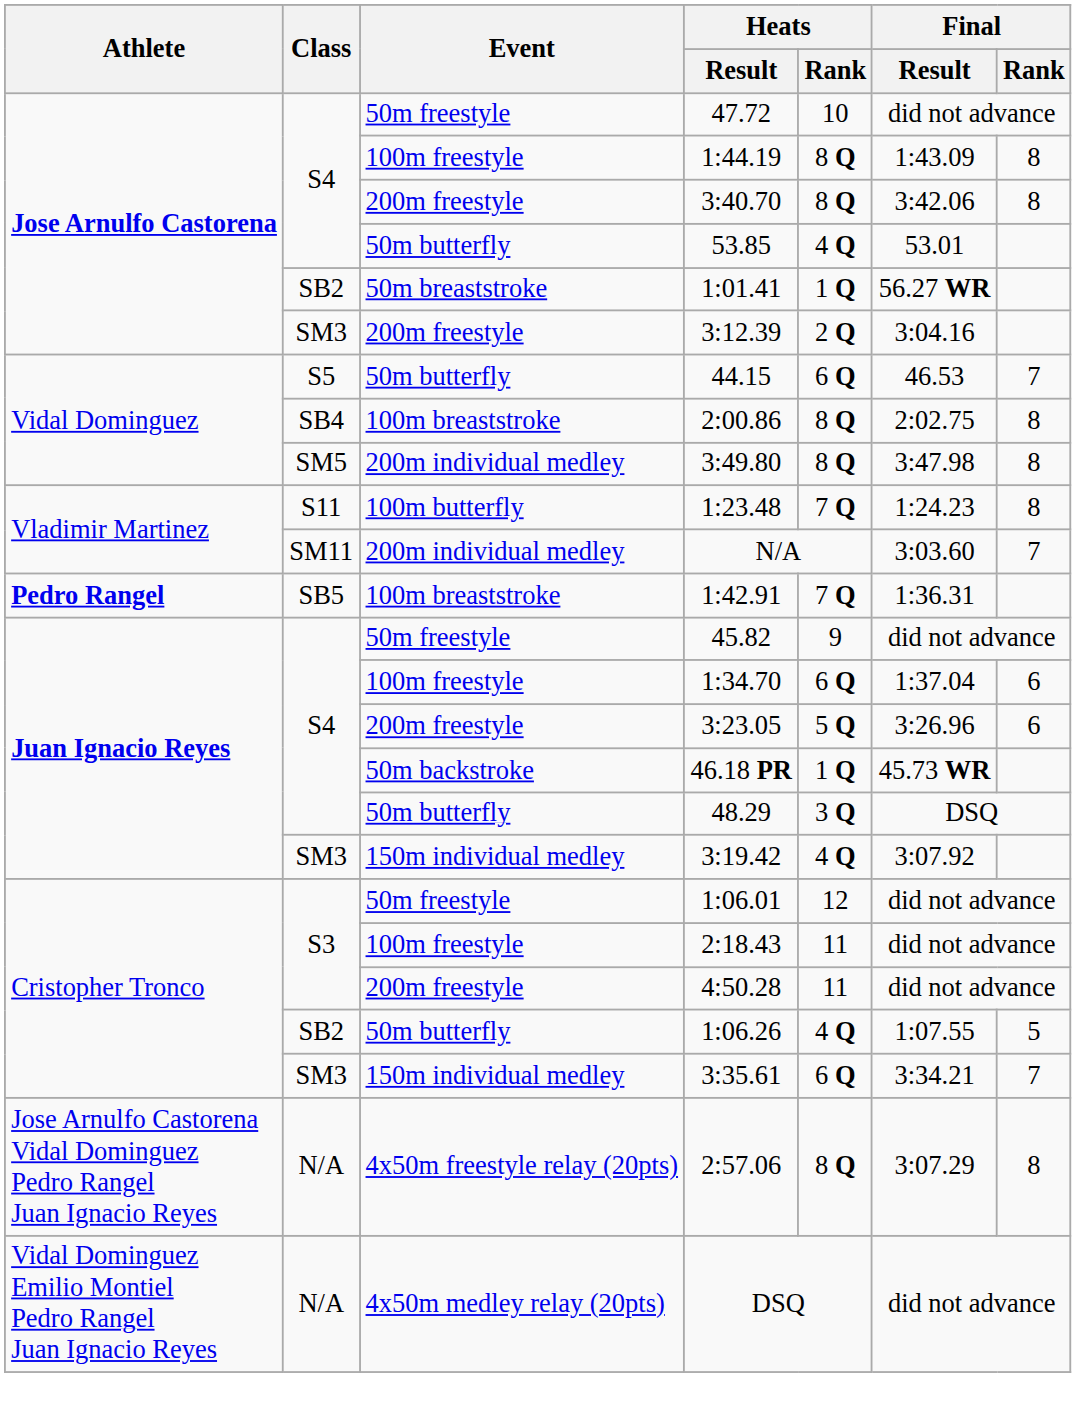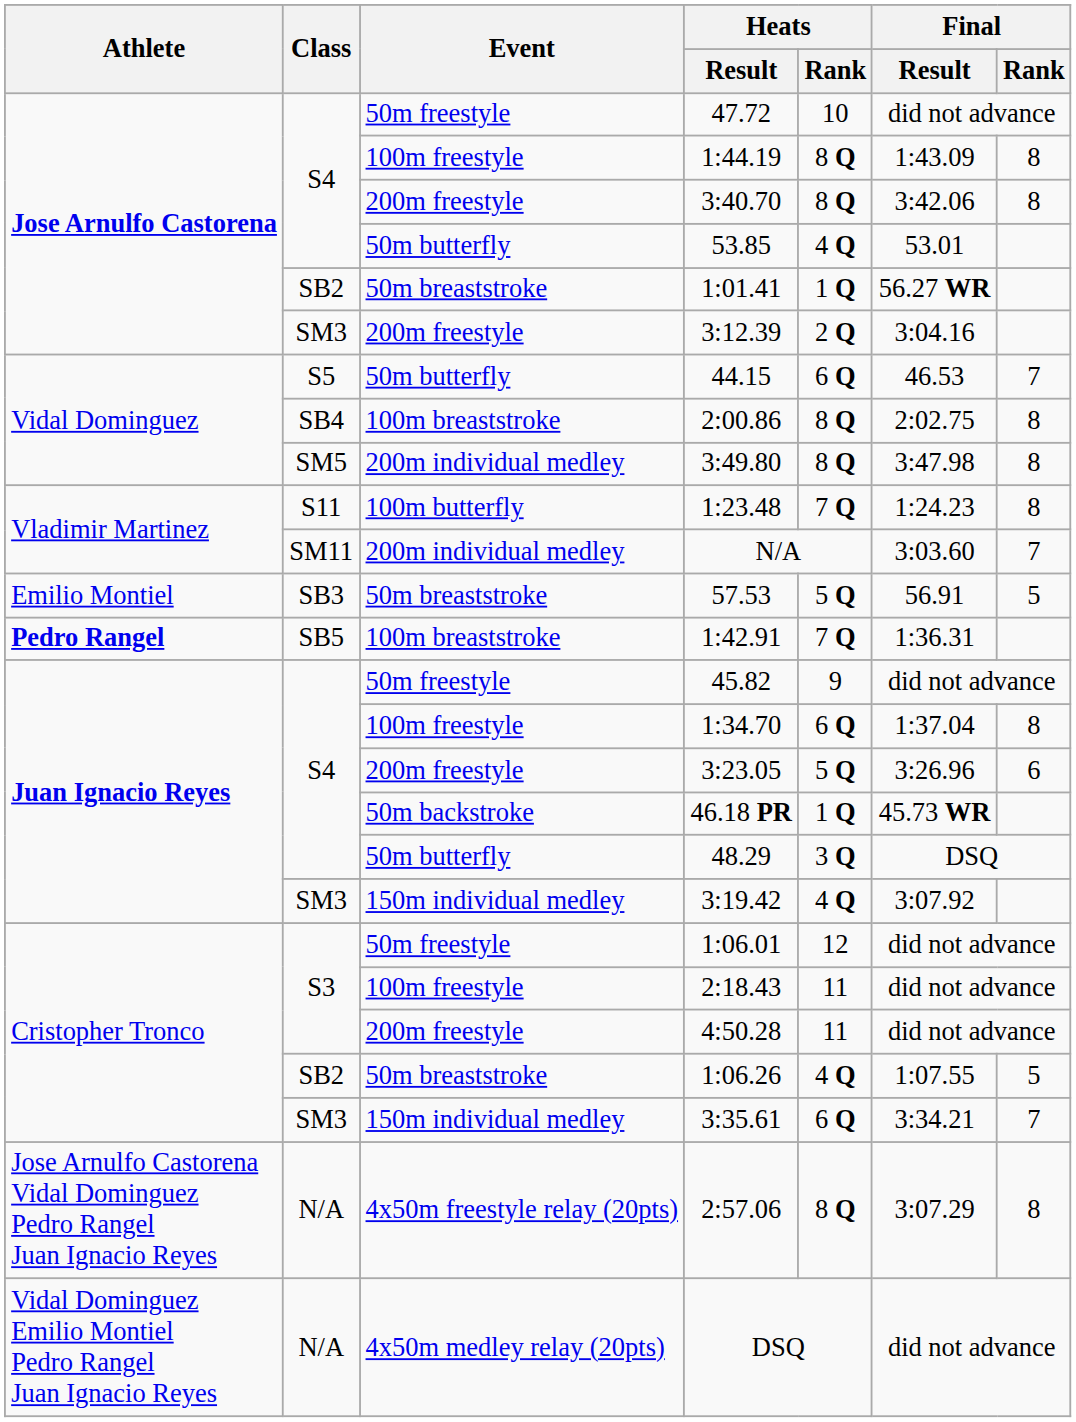+ row: (741, 594)
(1034, 682) 6 -> (1034, 725) 8
(438, 1031) 50m butterfly -> (456, 1075) 50m breaststroke
